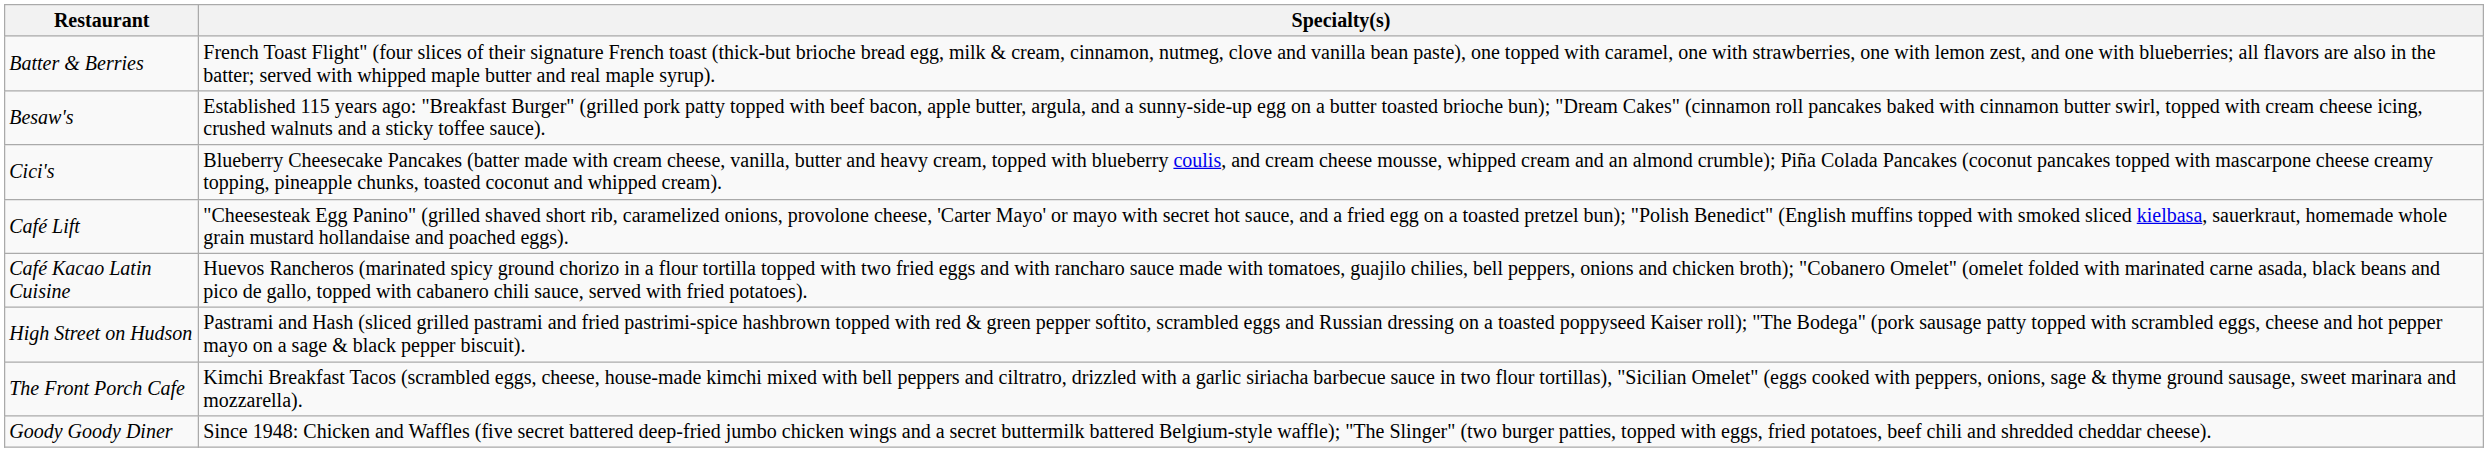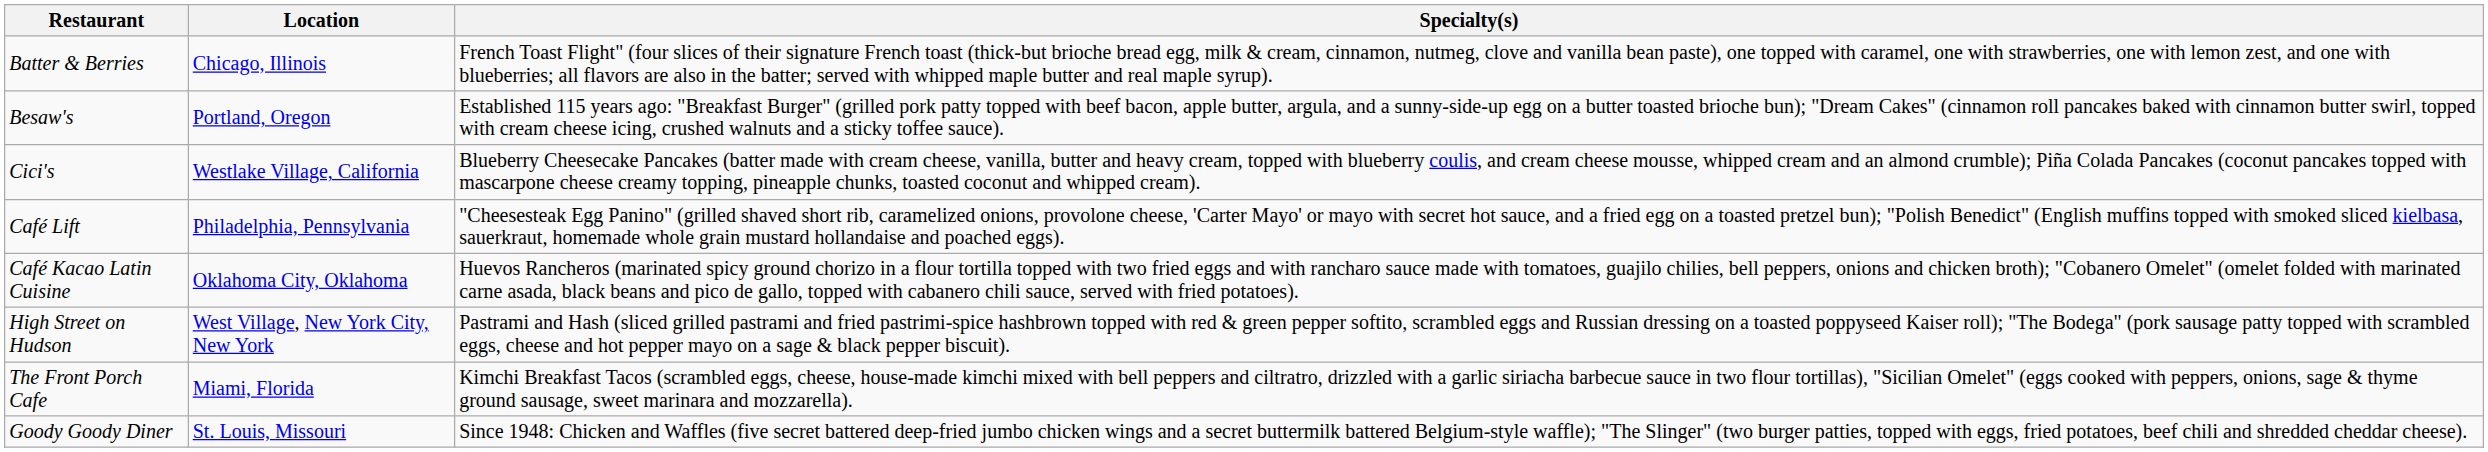+ column: (321, 20)
